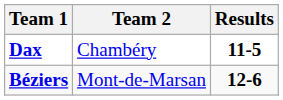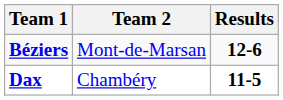rows swapped: (39, 79) <-> (25, 49)
